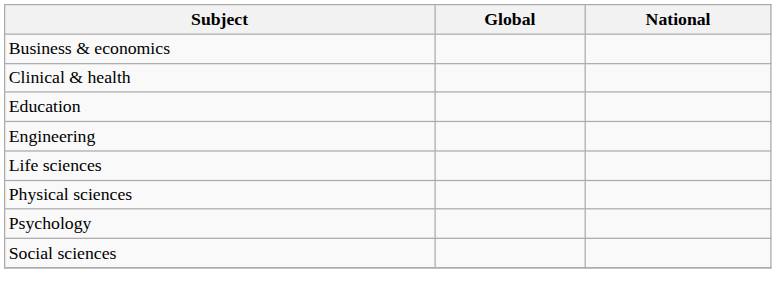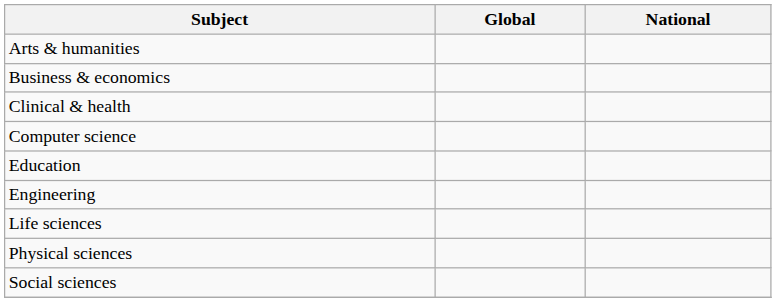+ row: (74, 48)
+ row: (72, 136)
- row: (50, 223)
